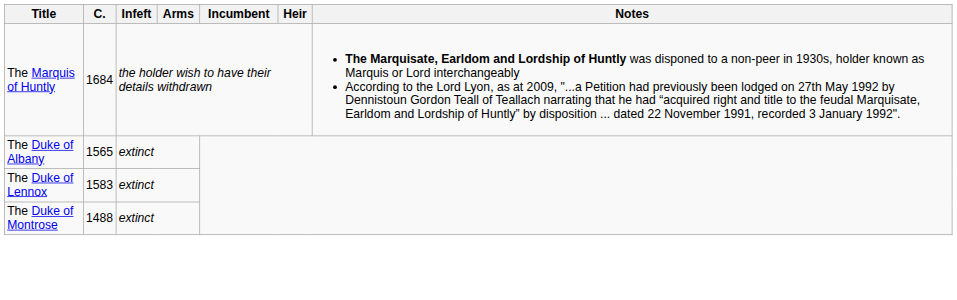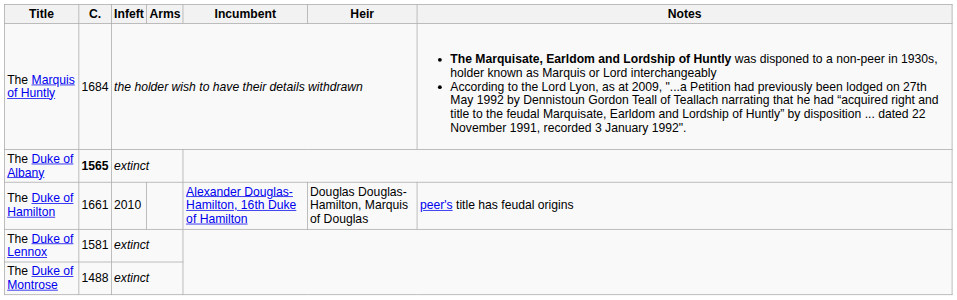(100, 152) normal -> (95, 165) bold
+ row: (40, 205)
(100, 185) 1583 -> (95, 245) 1581
